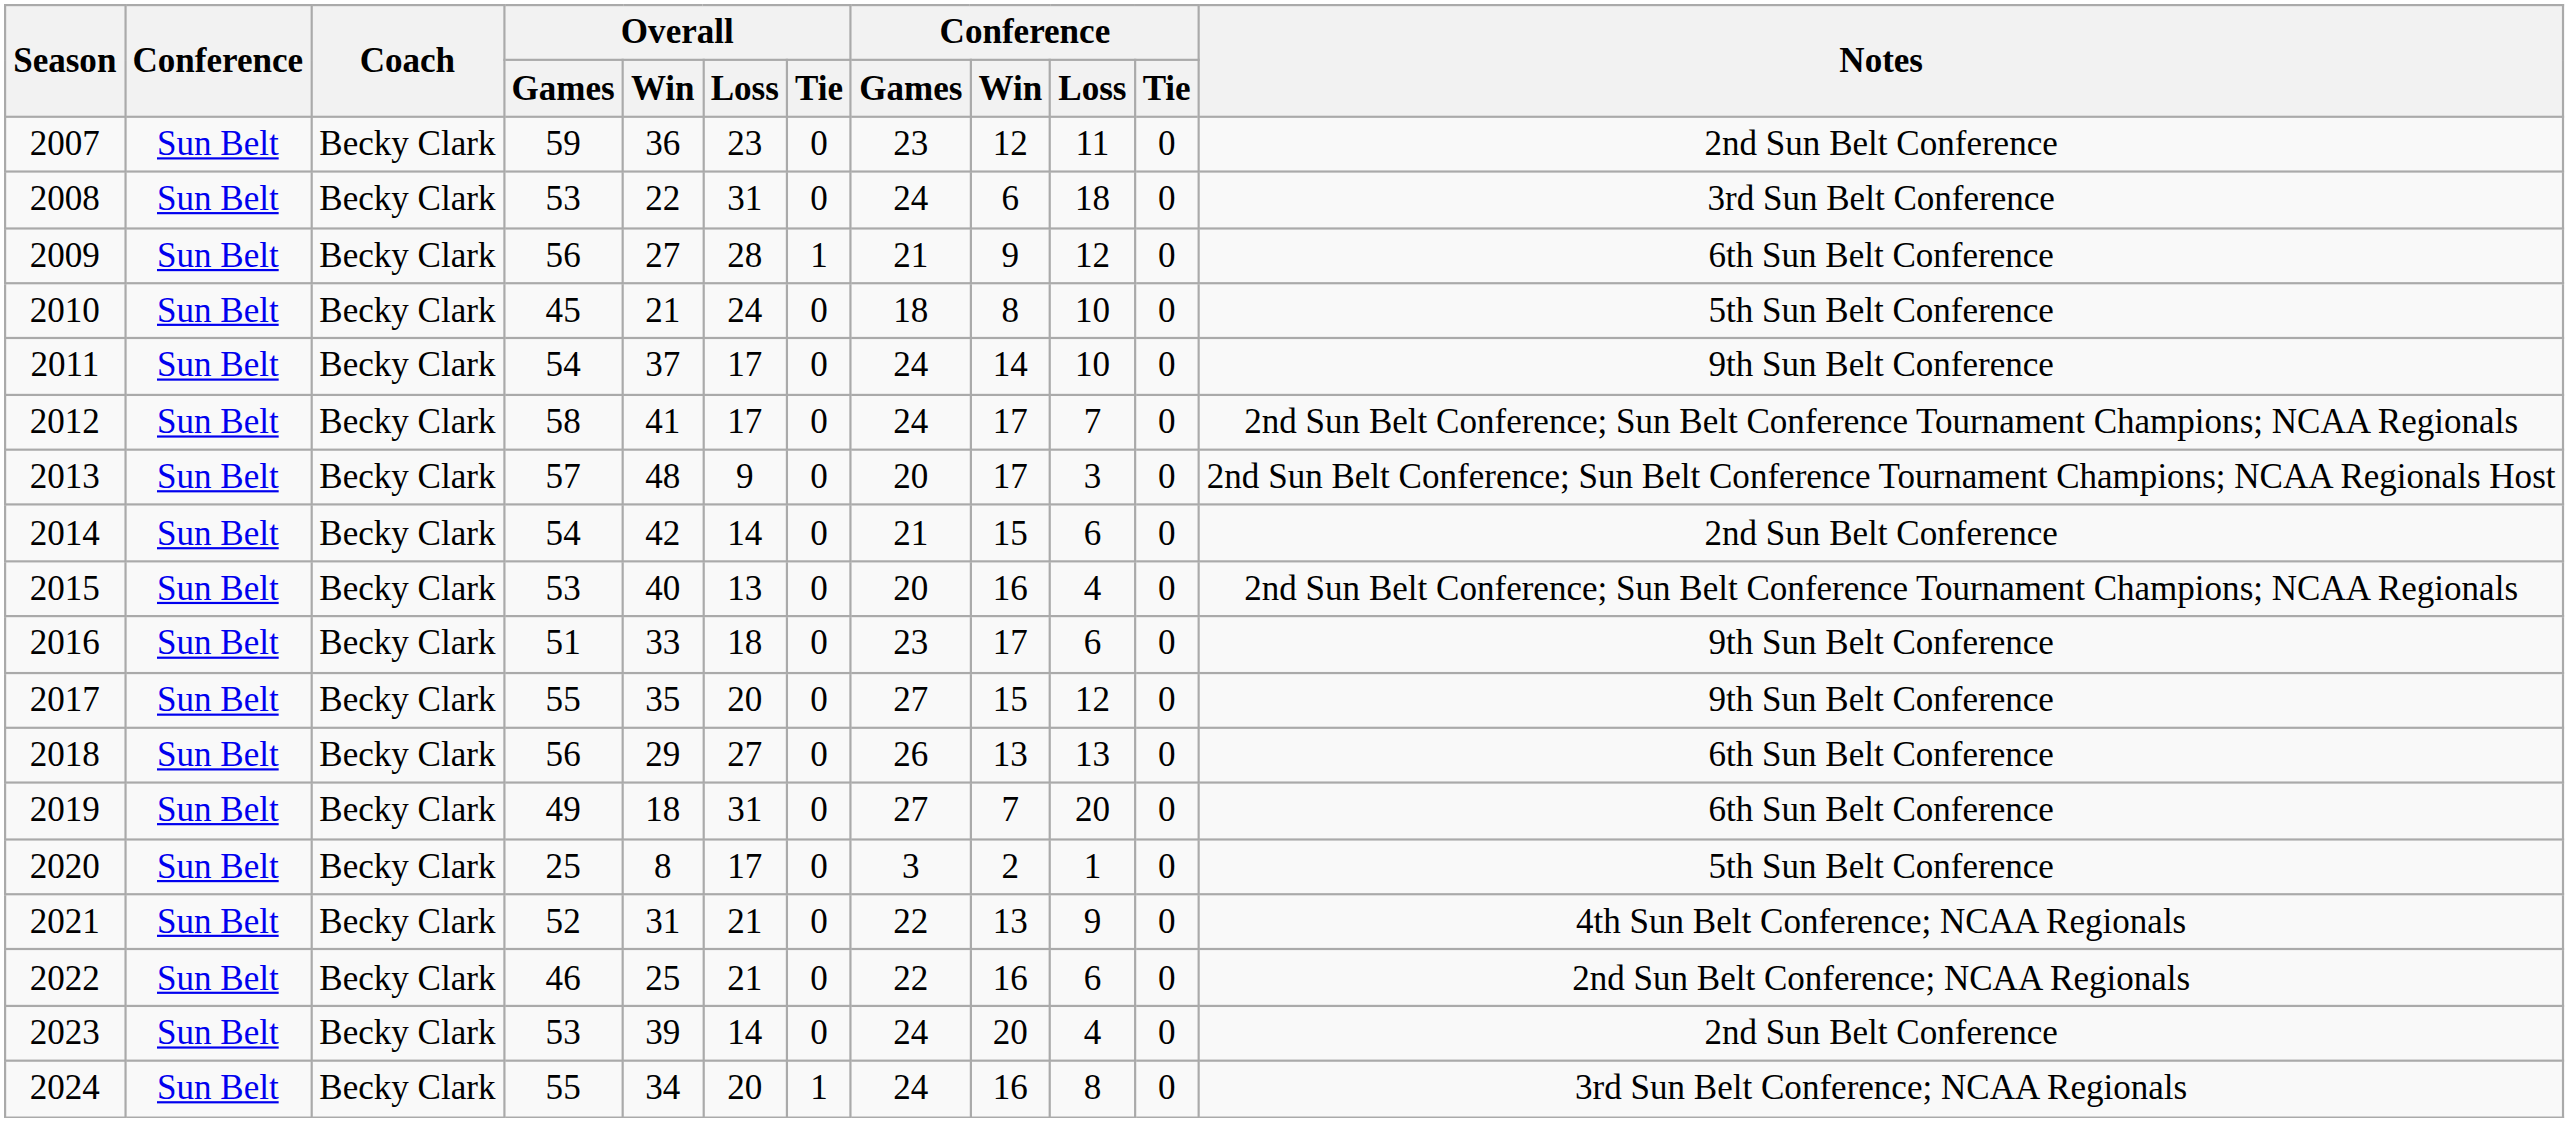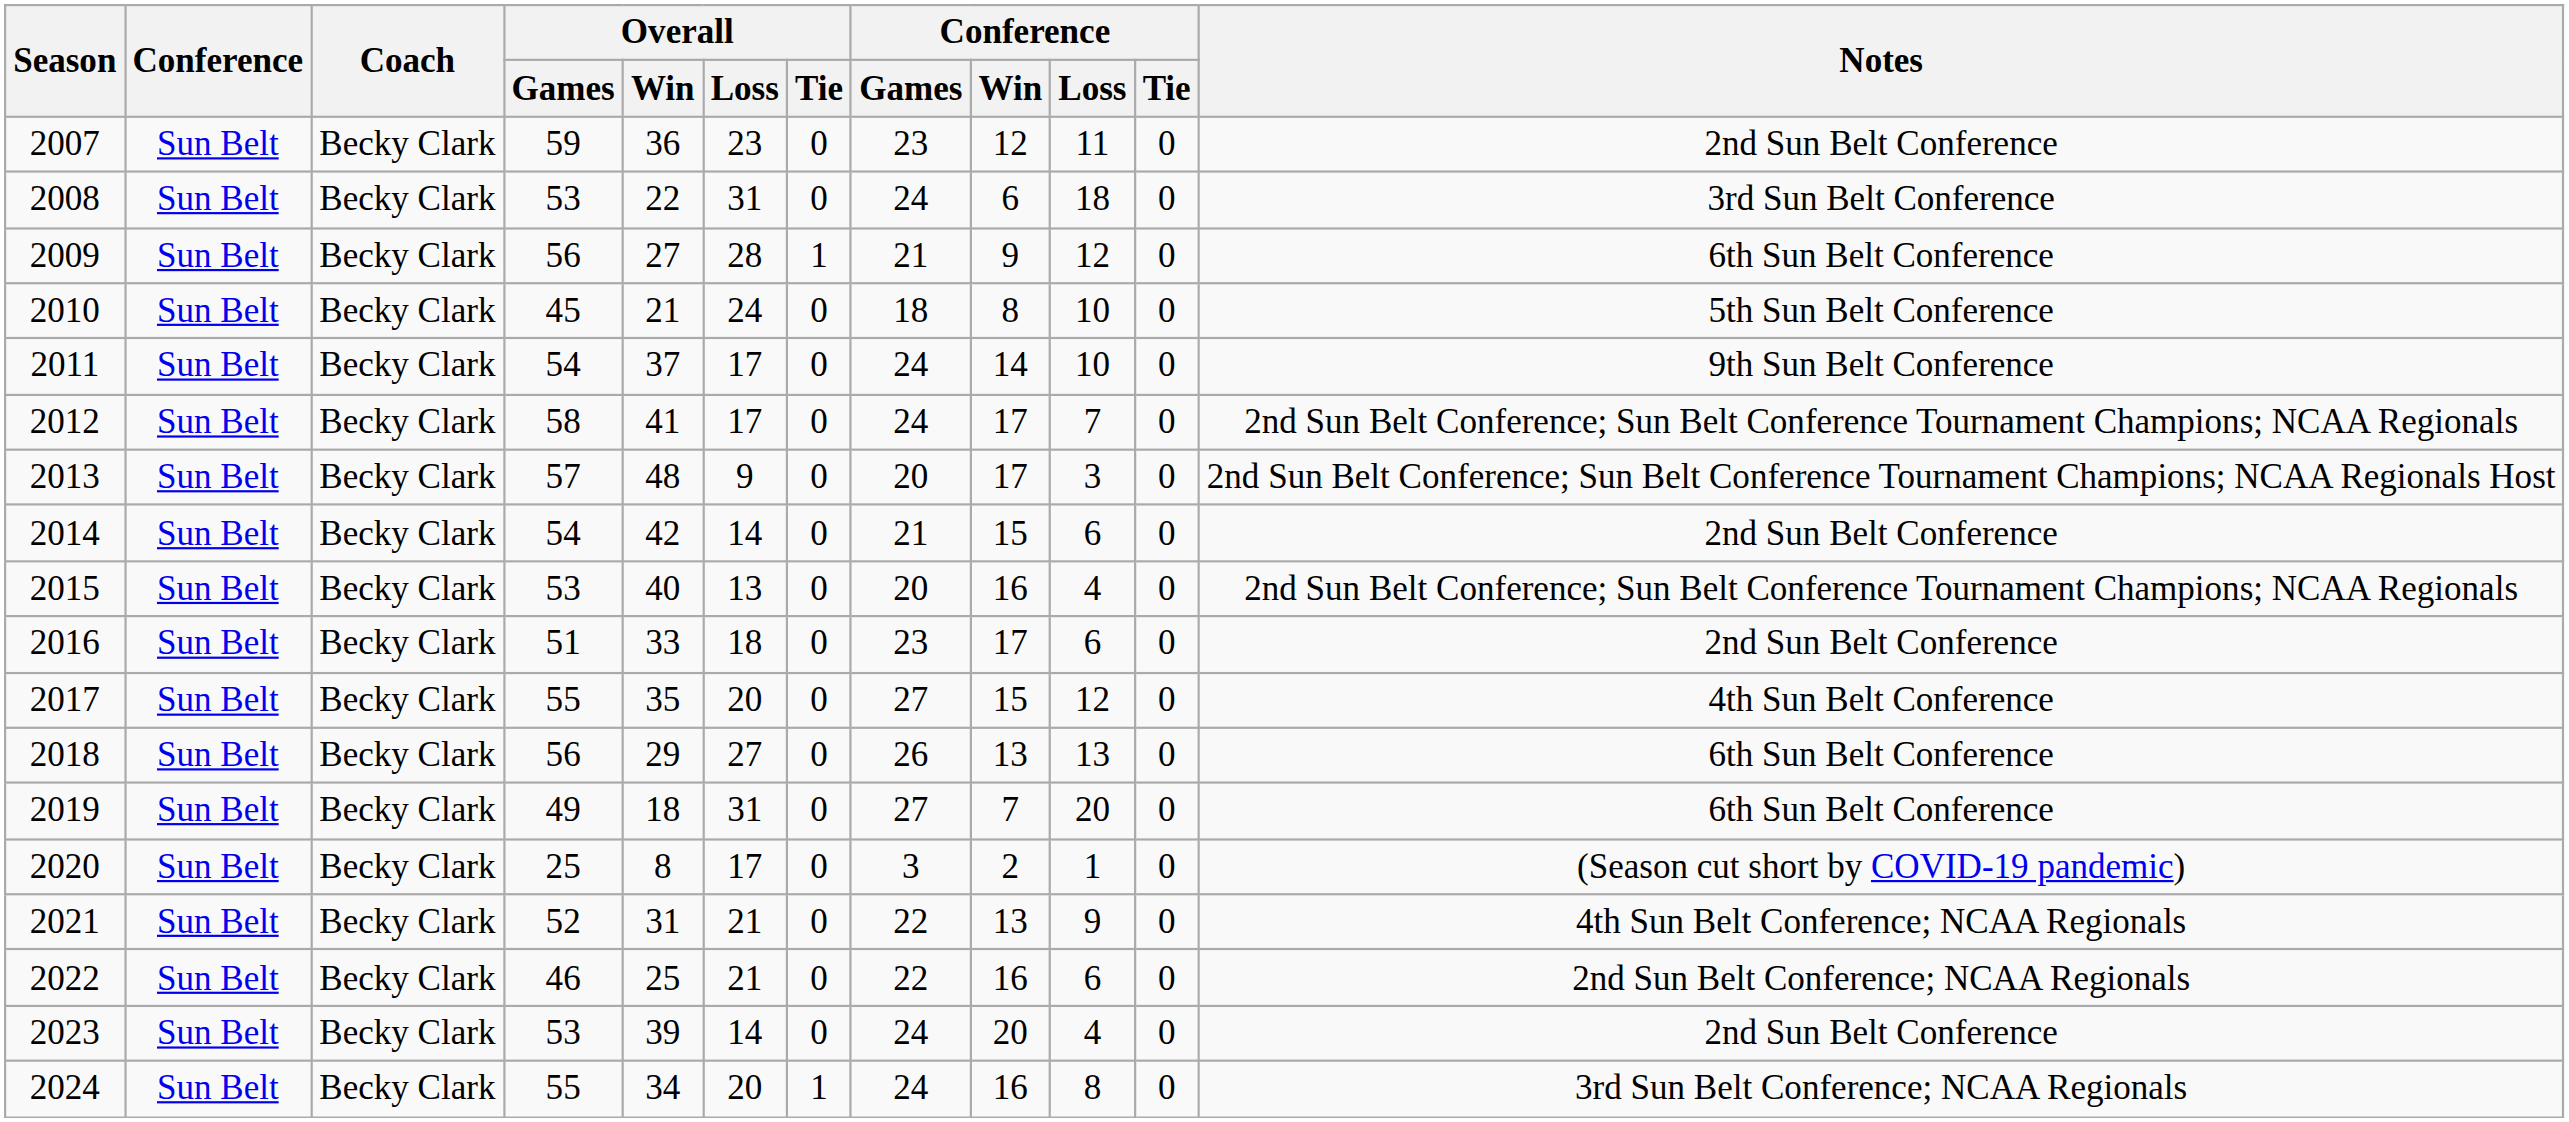(1881, 643) 9th Sun Belt Conference -> (1881, 643) 2nd Sun Belt Conference
(1881, 699) 9th Sun Belt Conference -> (1881, 699) 4th Sun Belt Conference
(1881, 865) 5th Sun Belt Conference -> (1881, 865) (Season cut short by COVID-19 pandemic)
